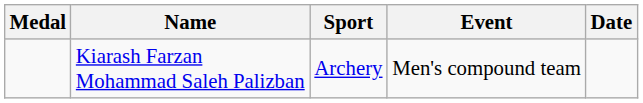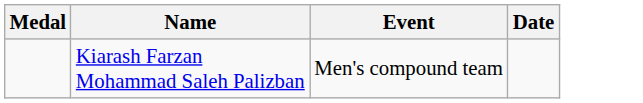- column: (348, 21)
